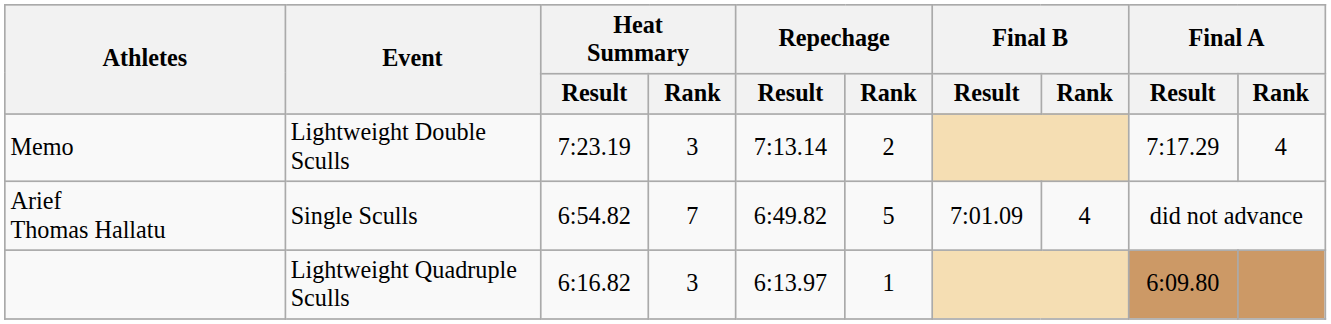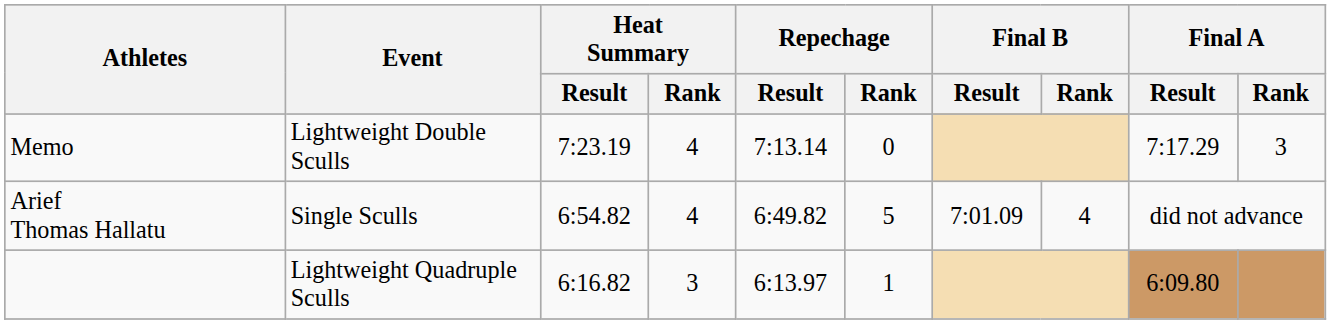(692, 147) 3 -> (692, 147) 4
(889, 147) 2 -> (889, 147) 0
(1281, 147) 4 -> (1281, 147) 3
(692, 215) 7 -> (692, 215) 4
